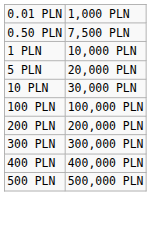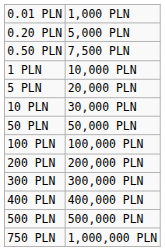+ row: (35, 32)
+ row: (28, 126)
+ row: (31, 238)
